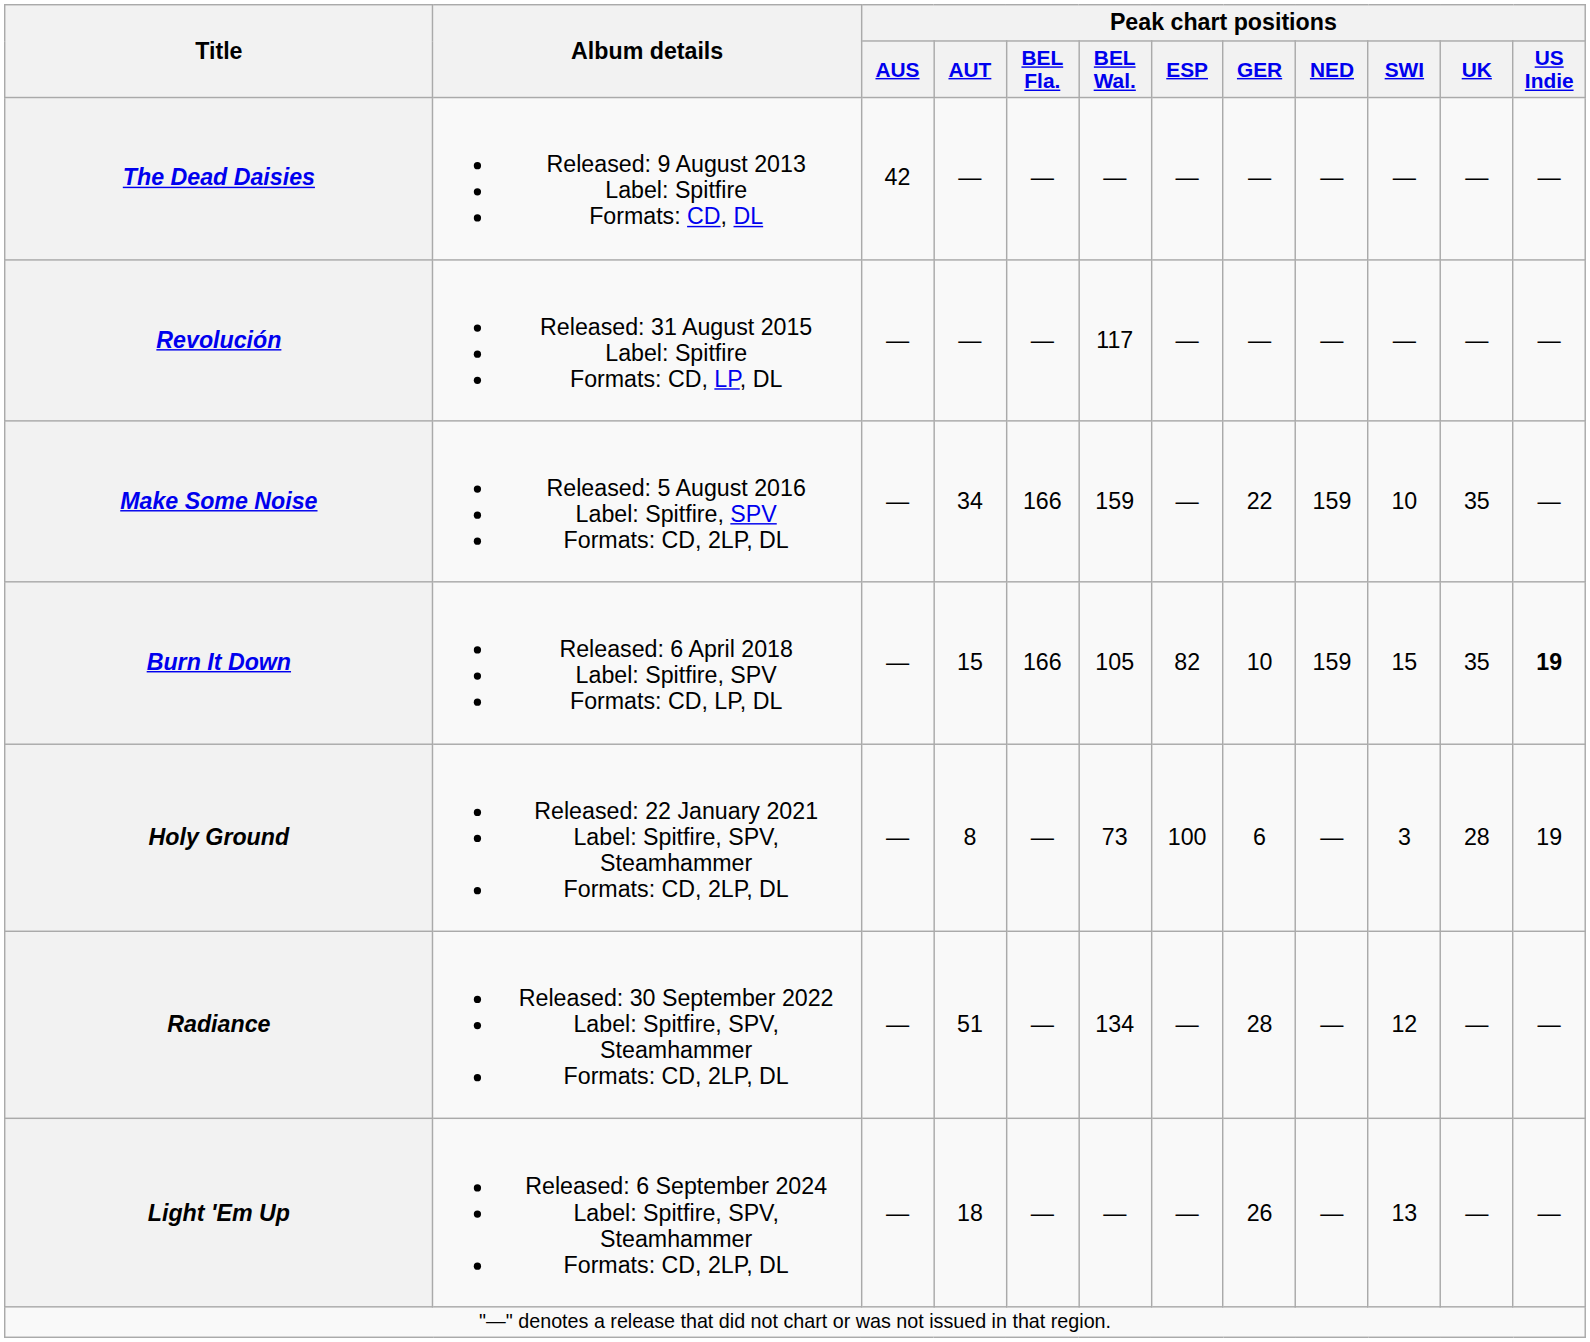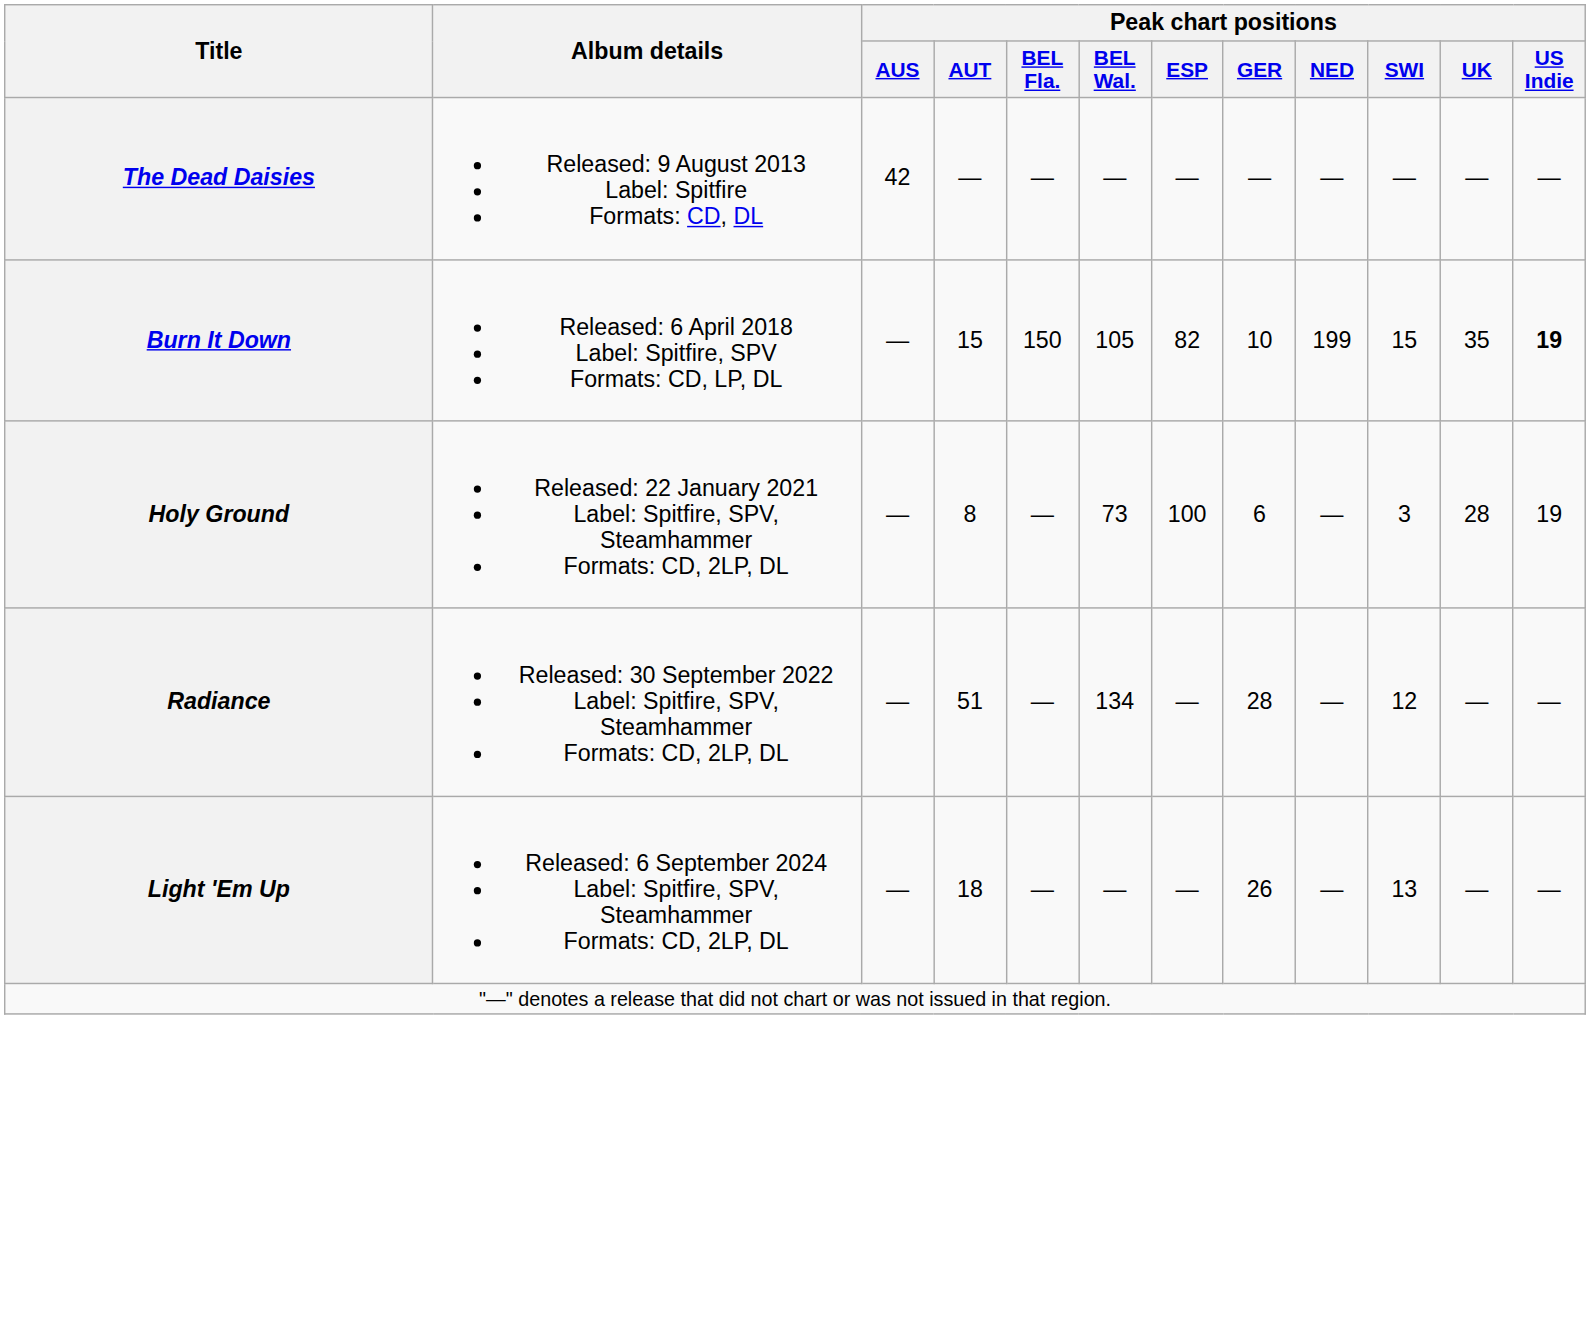- row: (219, 339)
- row: (219, 501)
(1042, 662) 166 -> (1042, 339) 150
(1332, 662) 159 -> (1332, 339) 199
